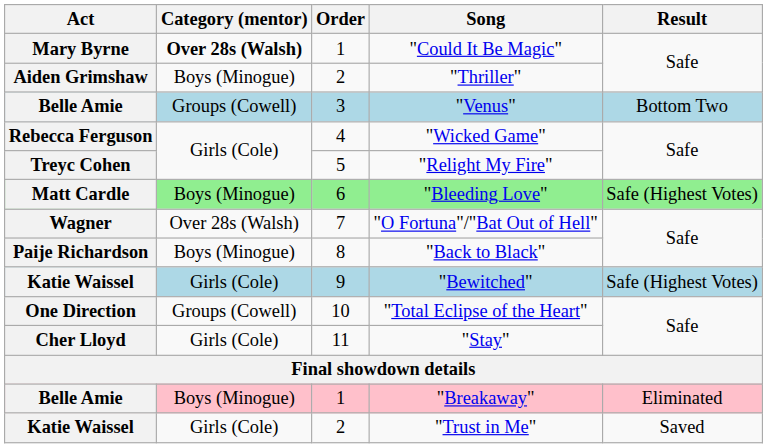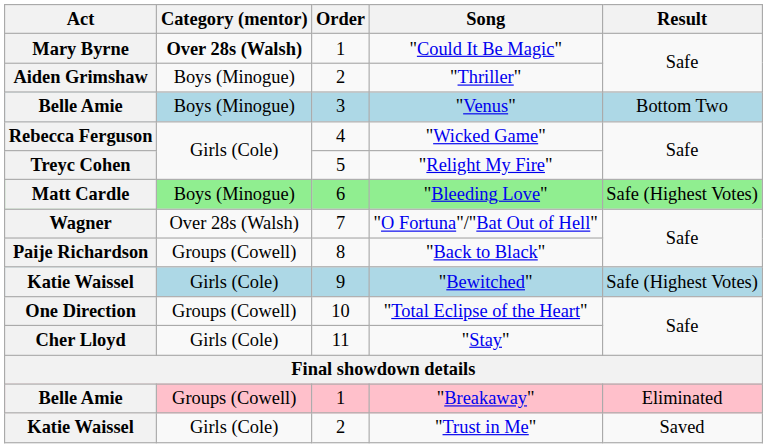(234, 106) Groups (Cowell) -> (234, 106) Boys (Minogue)
(234, 252) Boys (Minogue) -> (234, 252) Groups (Cowell)
(234, 398) Boys (Minogue) -> (234, 398) Groups (Cowell)
